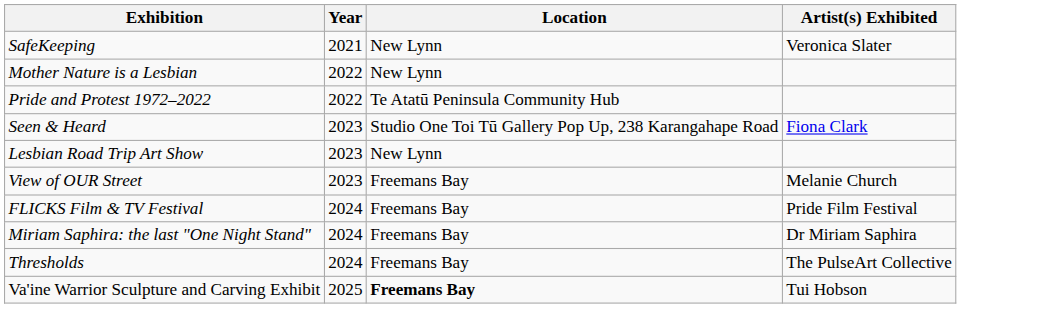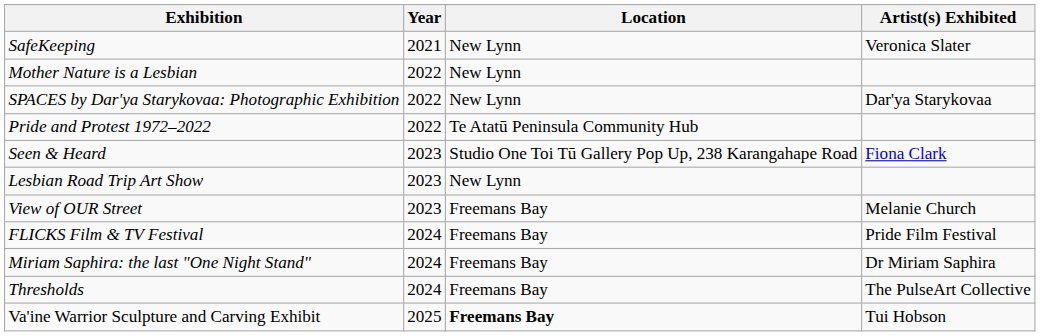+ row: (204, 99)
